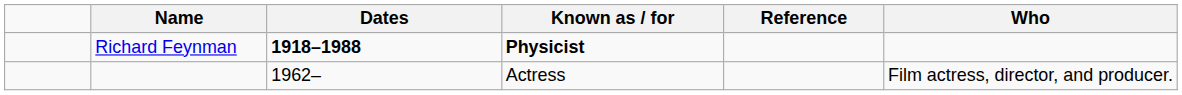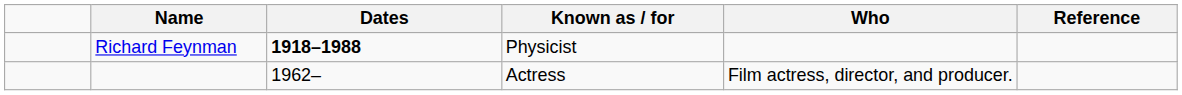columns swapped: (1030, 18) <-> (804, 18)
(545, 47) bold -> (541, 47) normal
